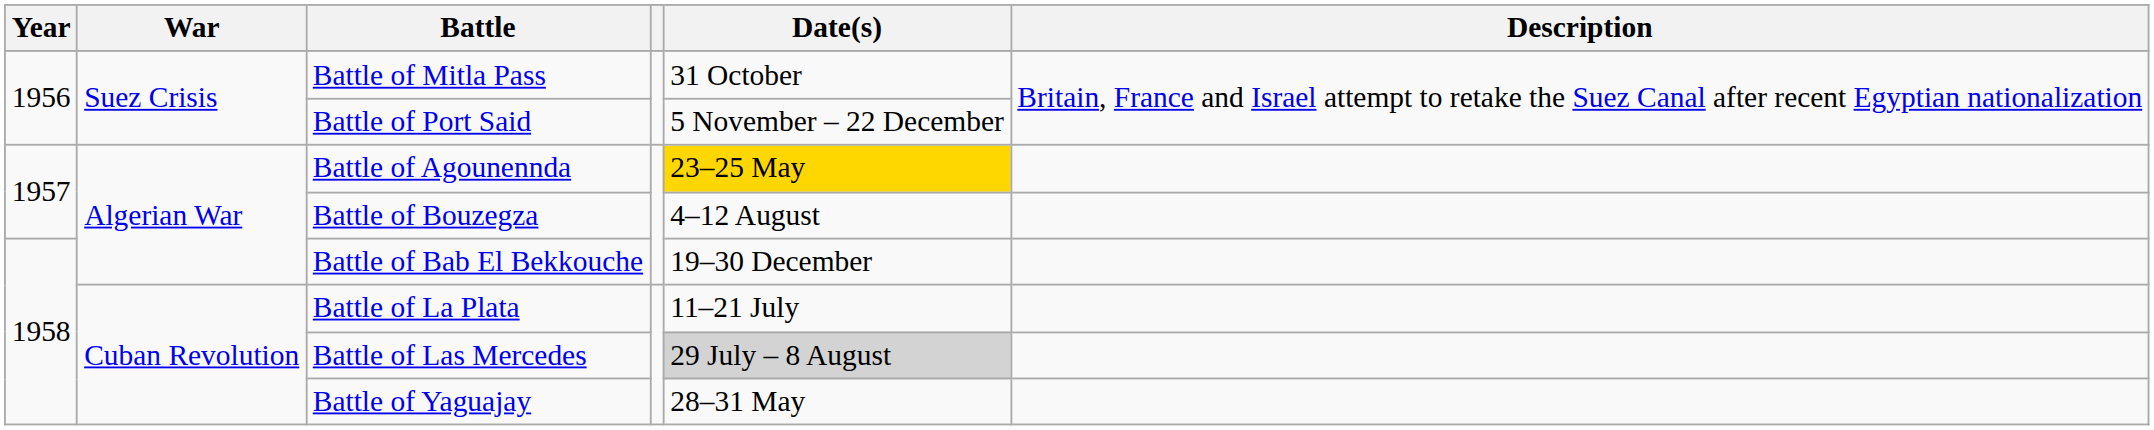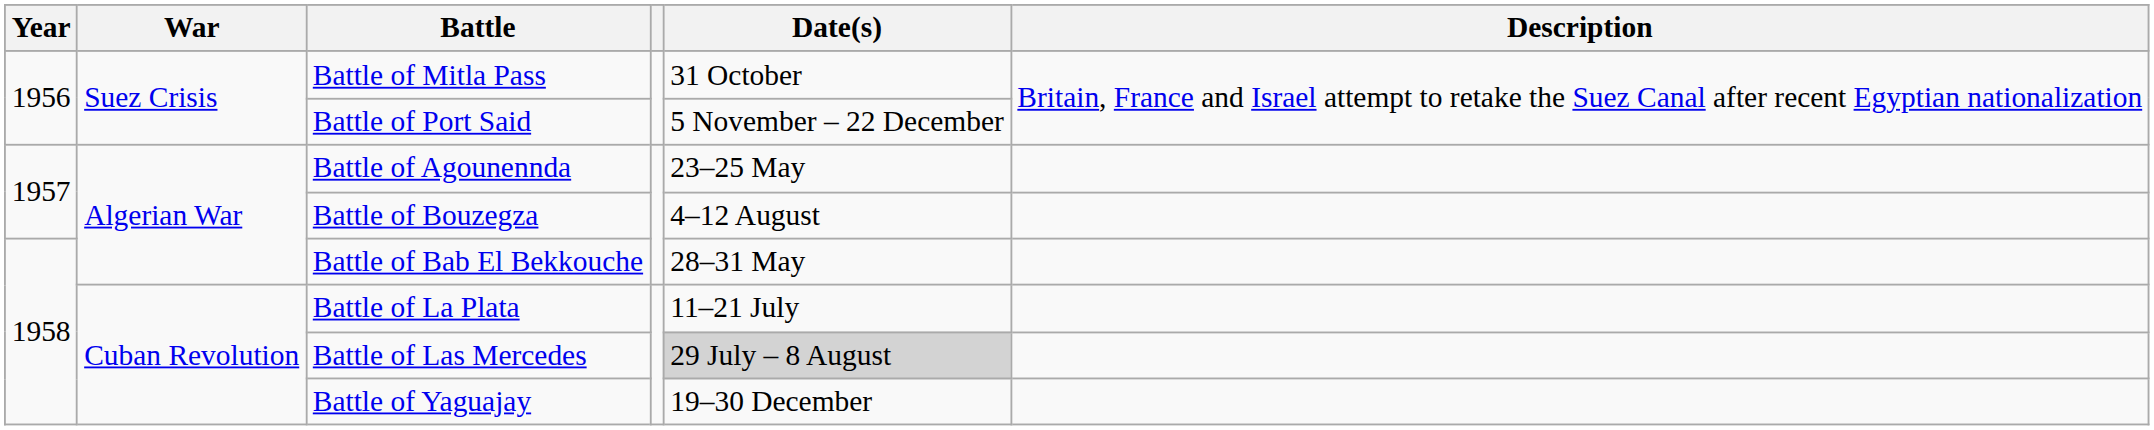(738, 167) gold background -> (738, 167) no background
(771, 261) 19–30 December -> (738, 261) 28–31 May
(738, 401) 28–31 May -> (771, 401) 19–30 December
